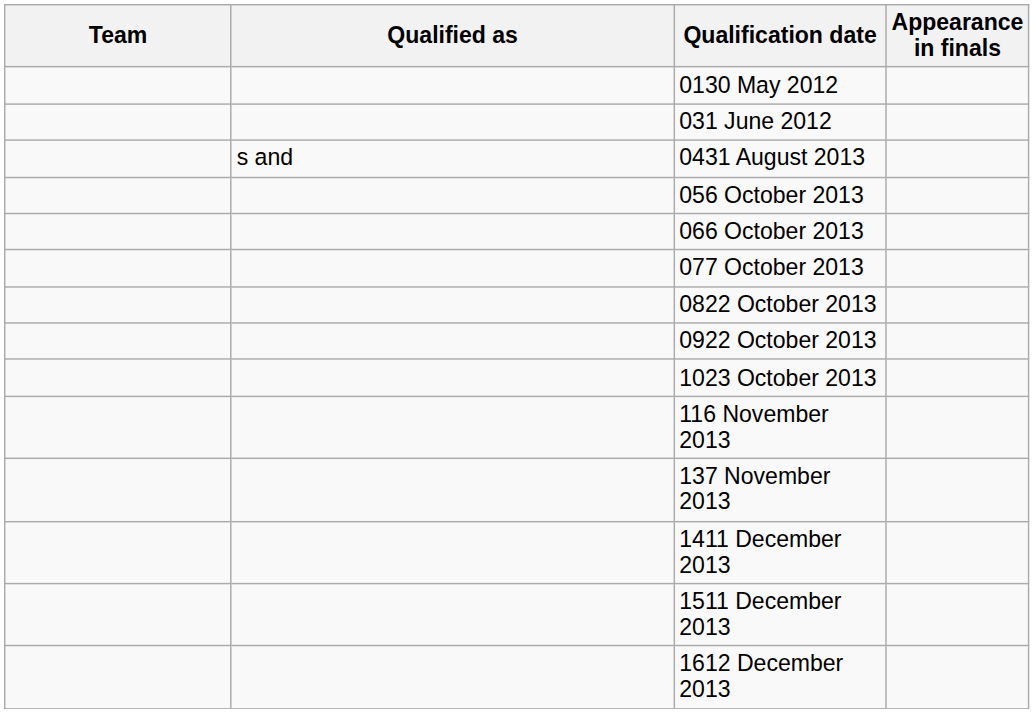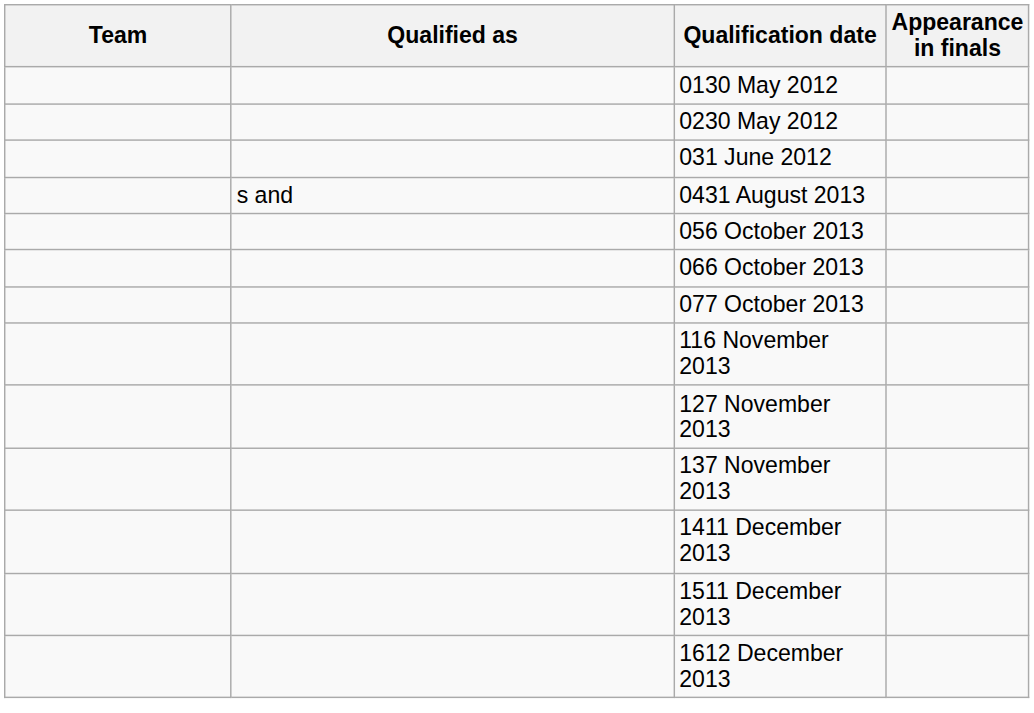+ row: (759, 121)
- row: (778, 304)
- row: (778, 341)
- row: (778, 377)
+ row: (755, 416)
